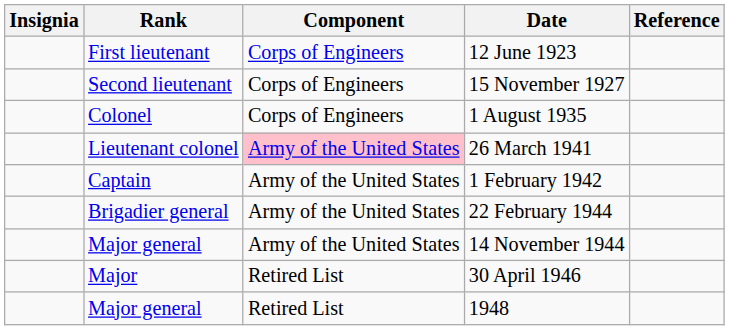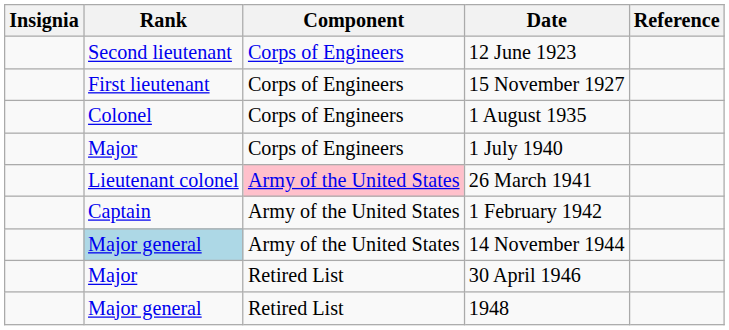(149, 52) First lieutenant -> (160, 52) Second lieutenant
(160, 84) Second lieutenant -> (149, 84) First lieutenant
+ row: (516, 148)
- row: (541, 212)
(145, 244) no background -> (145, 244) lightblue background
